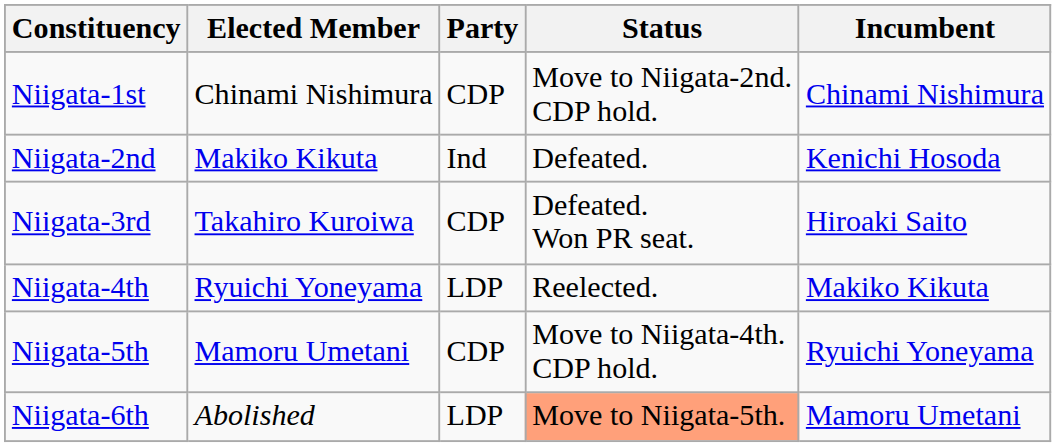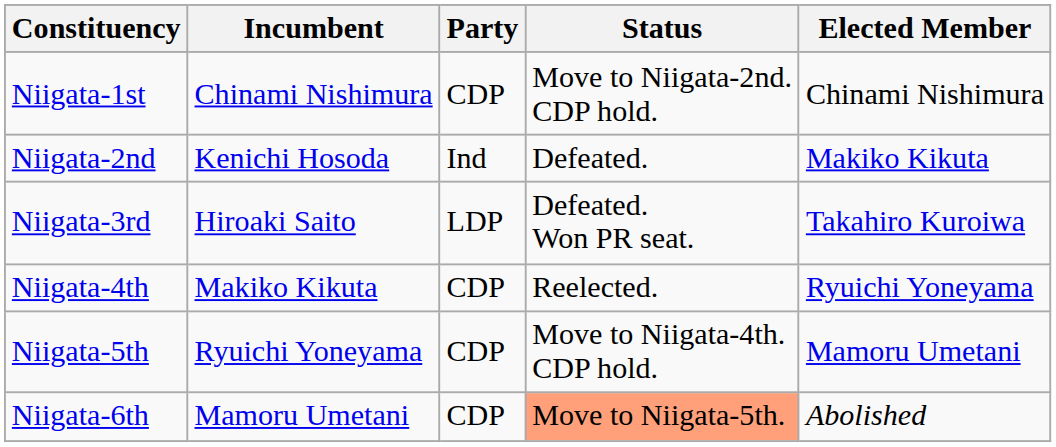columns swapped: (925, 28) <-> (314, 28)
(476, 222) CDP -> (475, 222) LDP
(475, 286) LDP -> (476, 286) CDP
(475, 416) LDP -> (476, 416) CDP
